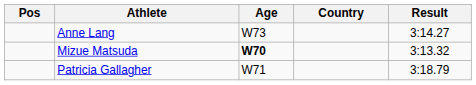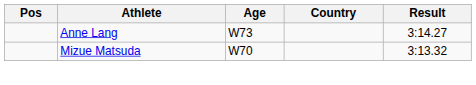(254, 51) bold -> (240, 51) normal
- row: (104, 70)
